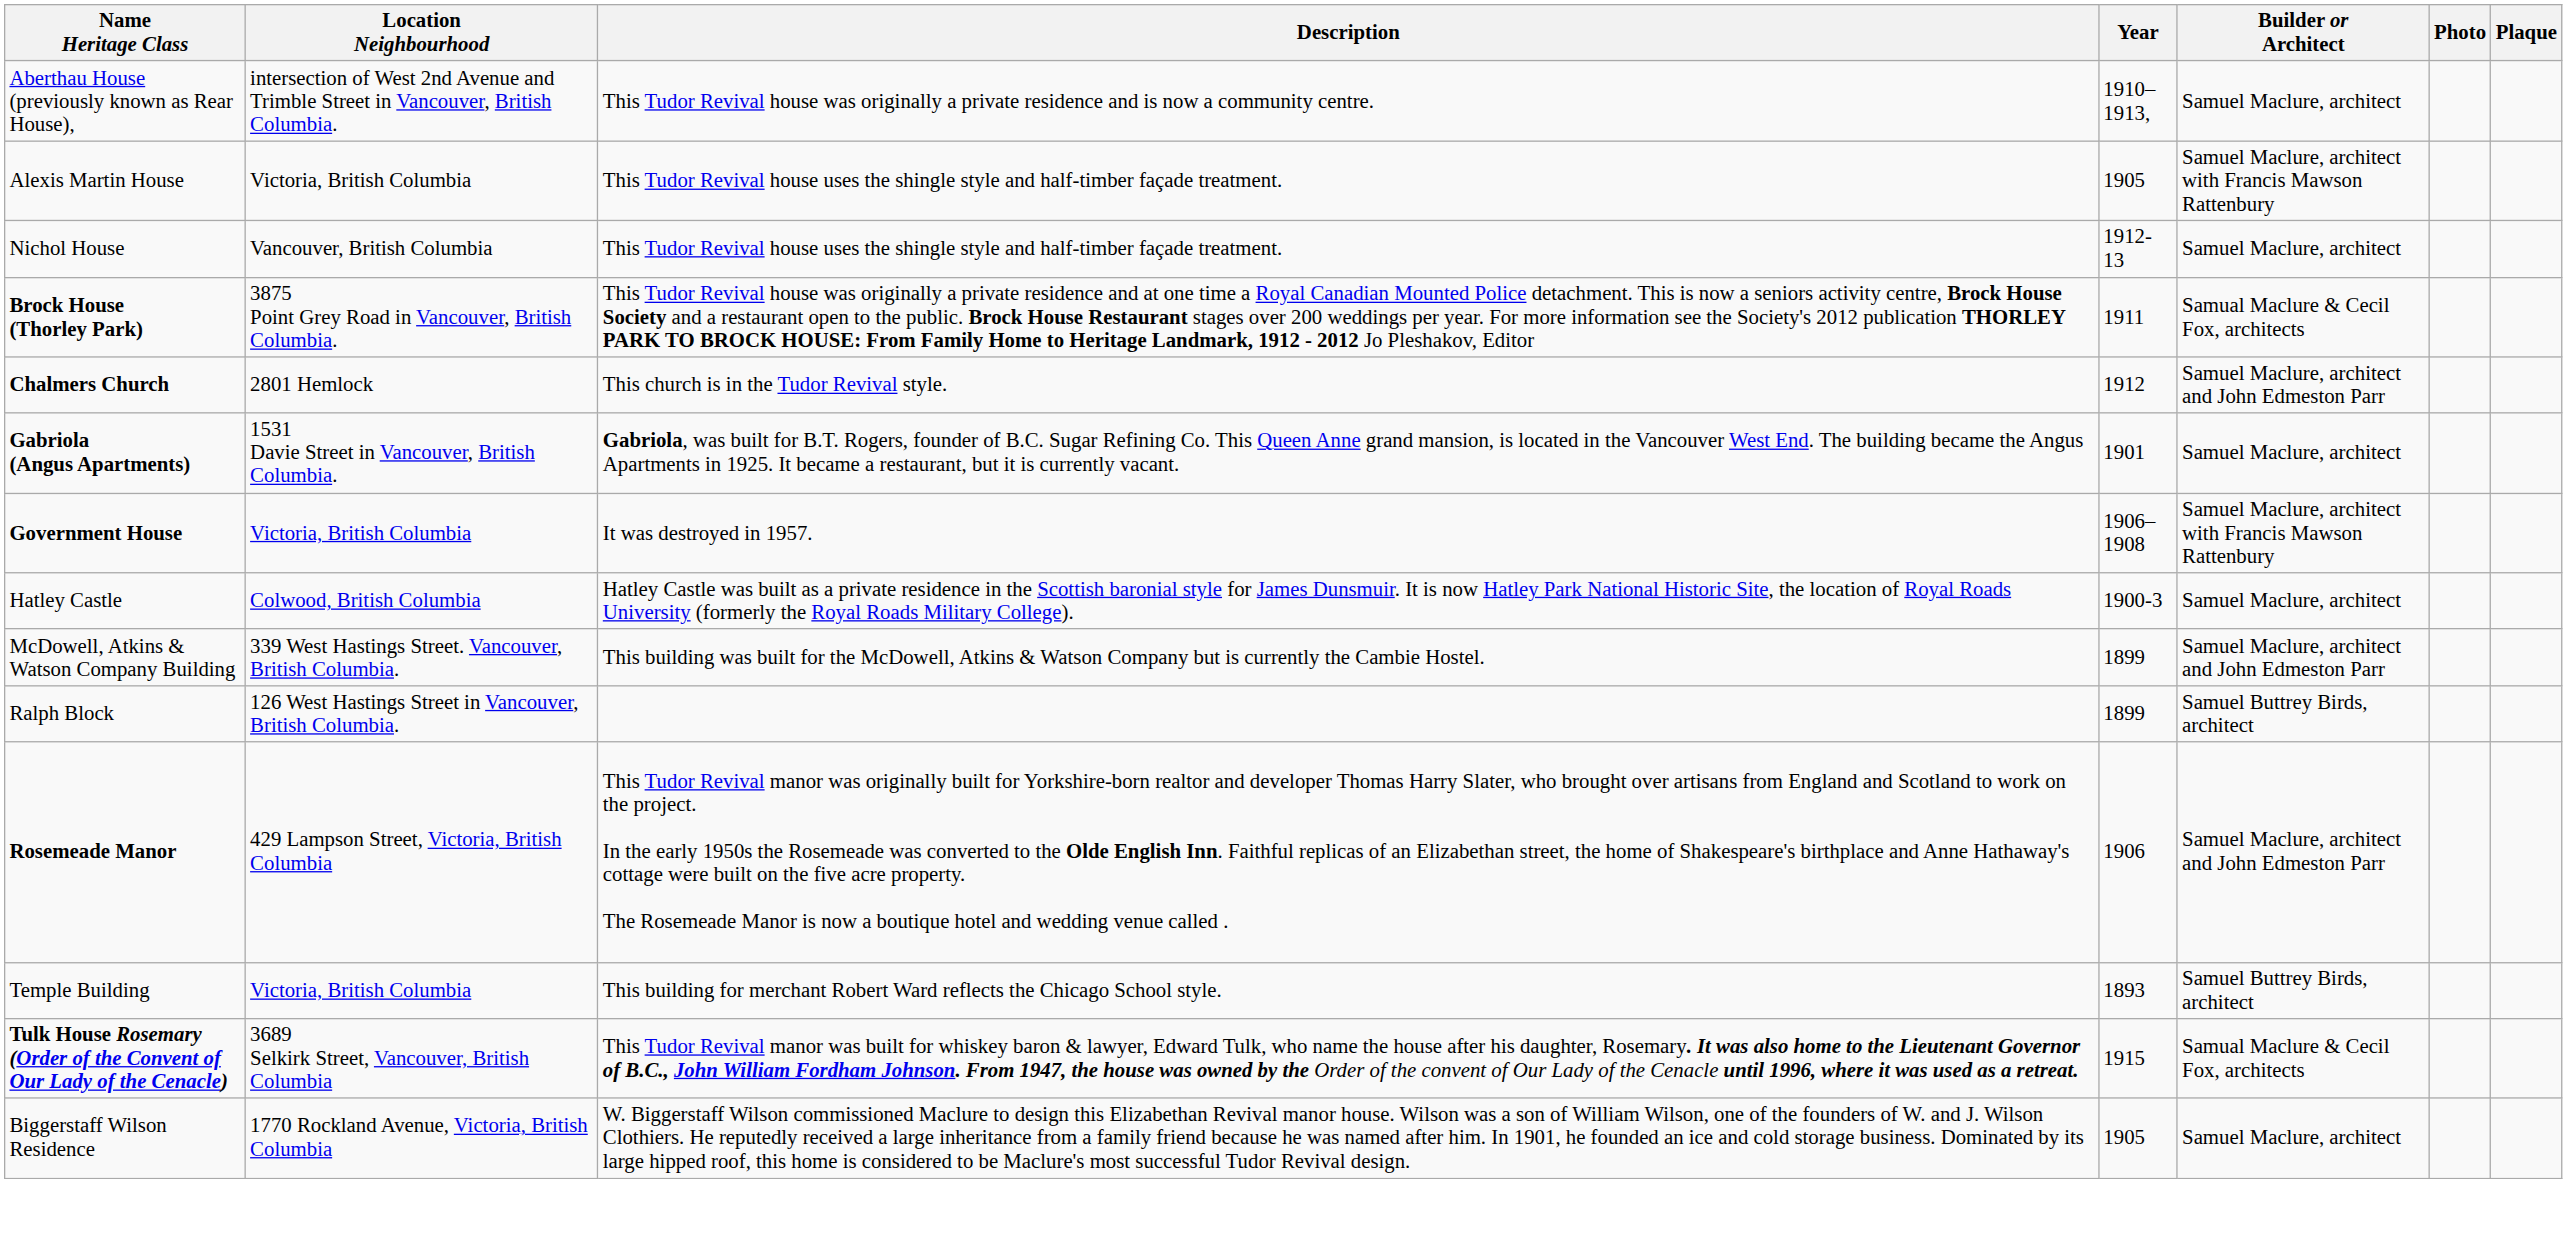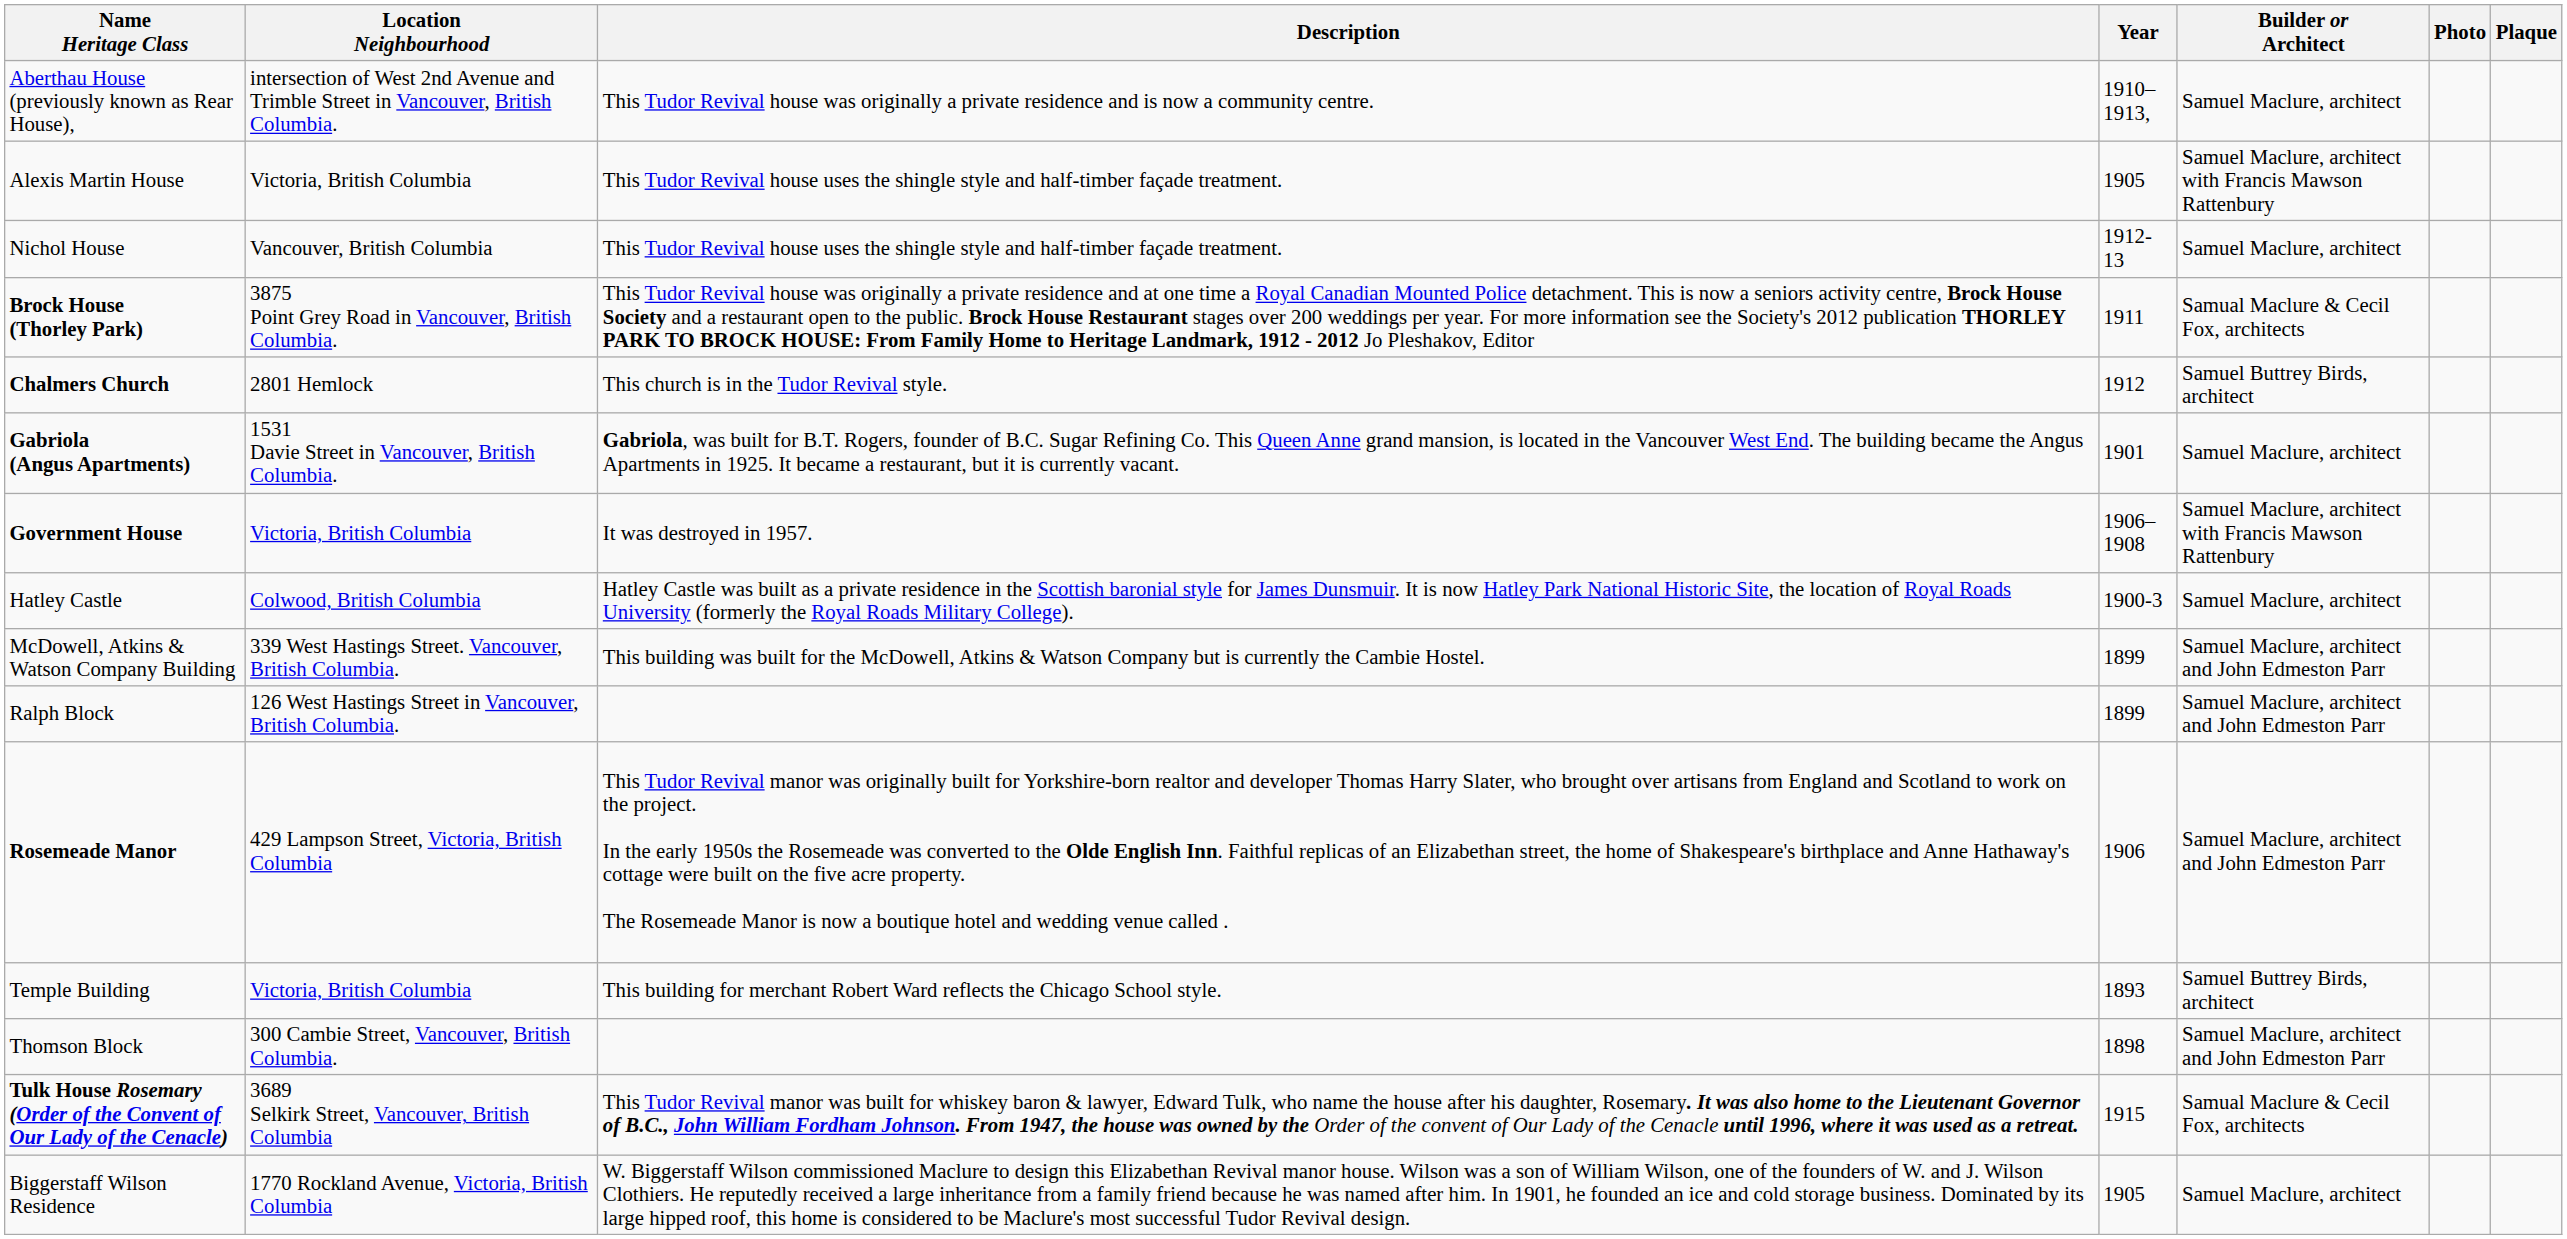(2292, 384) Samuel Maclure, architect and John Edmeston Parr -> (2275, 384) Samuel Buttrey Birds, architect
(2275, 713) Samuel Buttrey Birds, architect -> (2292, 713) Samuel Maclure, architect and John Edmeston Parr
+ row: (76, 1046)
